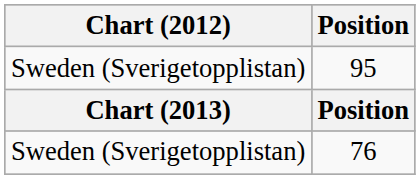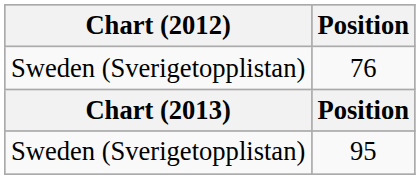rows swapped: (363, 67) <-> (363, 151)
